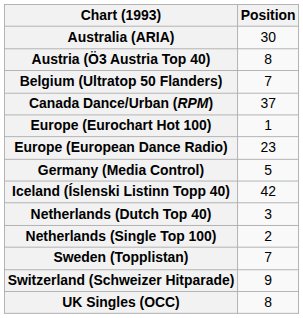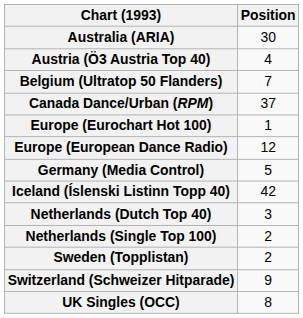(268, 59) 8 -> (268, 59) 4
(268, 147) 23 -> (268, 147) 12
(268, 258) 7 -> (268, 258) 2
